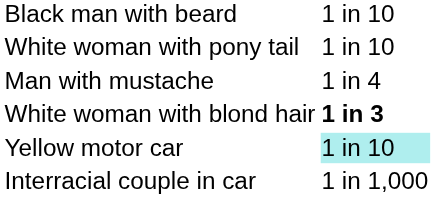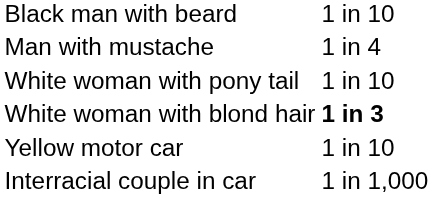rows swapped: (109, 80) <-> (152, 47)
(358, 147) paleturquoise background -> (358, 147) no background
